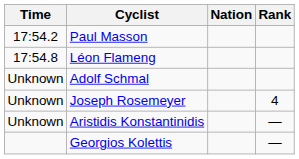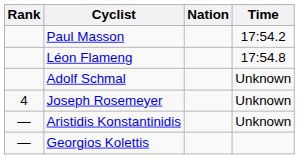columns swapped: (275, 15) <-> (36, 15)
